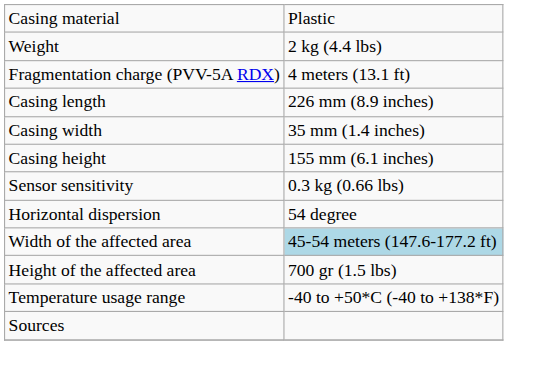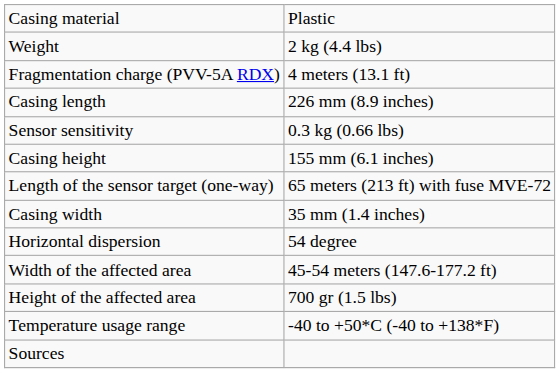rows swapped: (55, 130) <-> (71, 185)
+ row: (141, 185)
(392, 241) lightblue background -> (392, 269) no background
